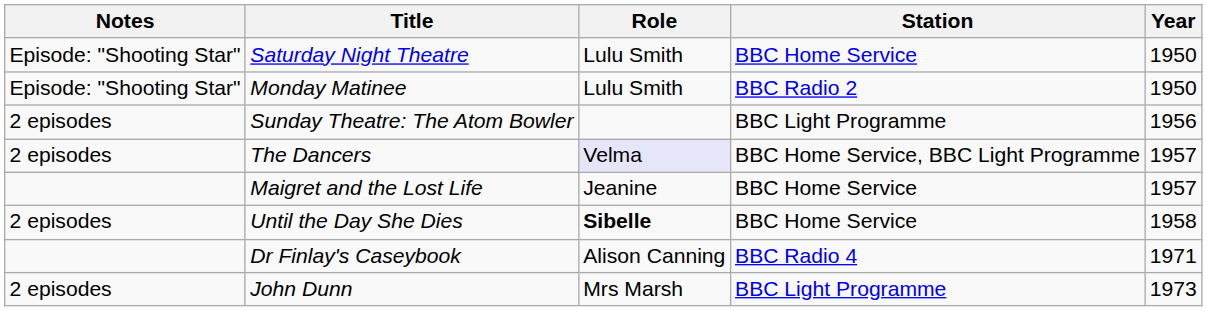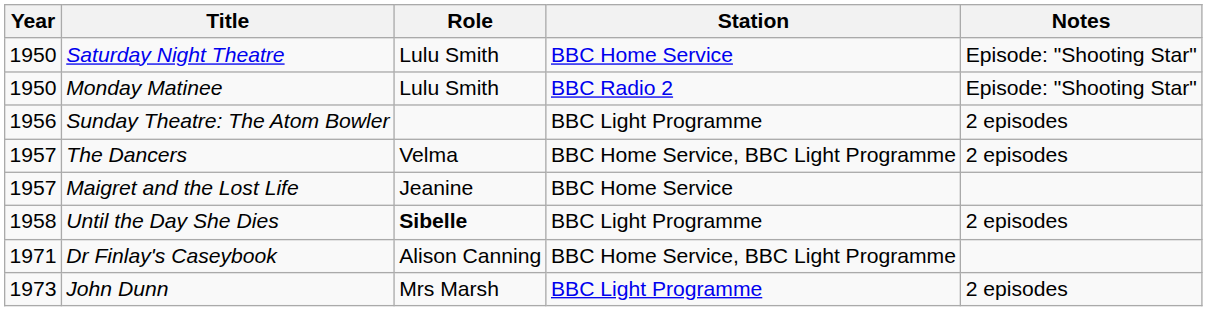columns swapped: (1173, 21) <-> (125, 21)
(613, 155) lavender background -> (429, 155) no background
(826, 222) BBC Home Service -> (657, 222) BBC Light Programme
(796, 255) BBC Radio 4 -> (753, 255) BBC Home Service, BBC Light Programme
